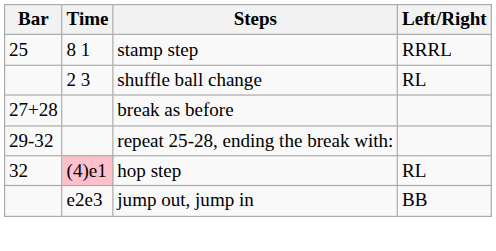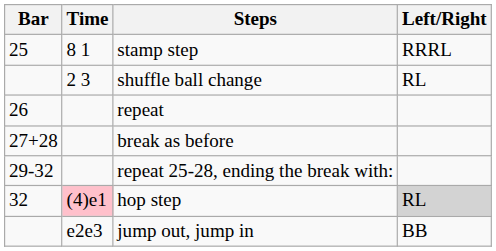+ row: (141, 110)
(414, 170) no background -> (414, 200) lightgrey background
